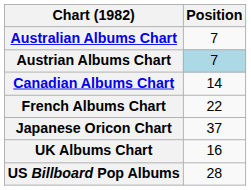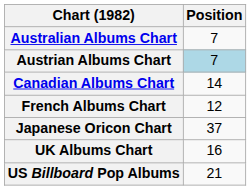(214, 106) 22 -> (214, 106) 12
(214, 173) 28 -> (214, 173) 21
